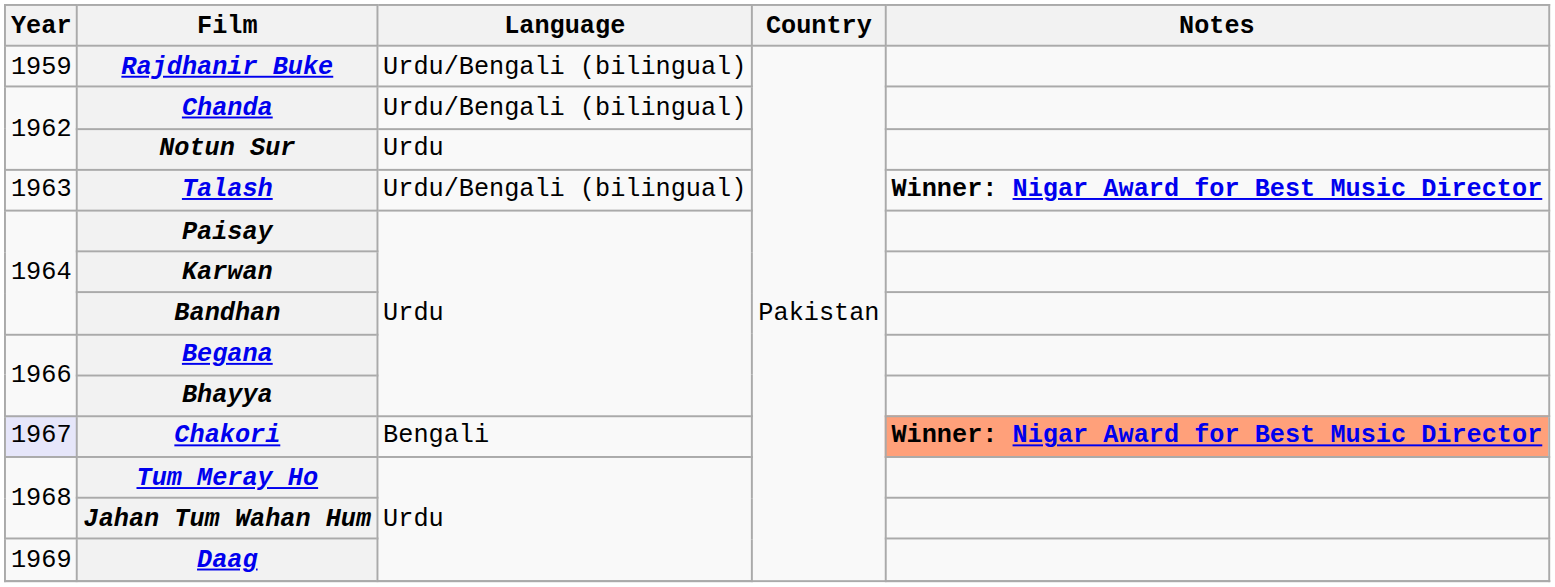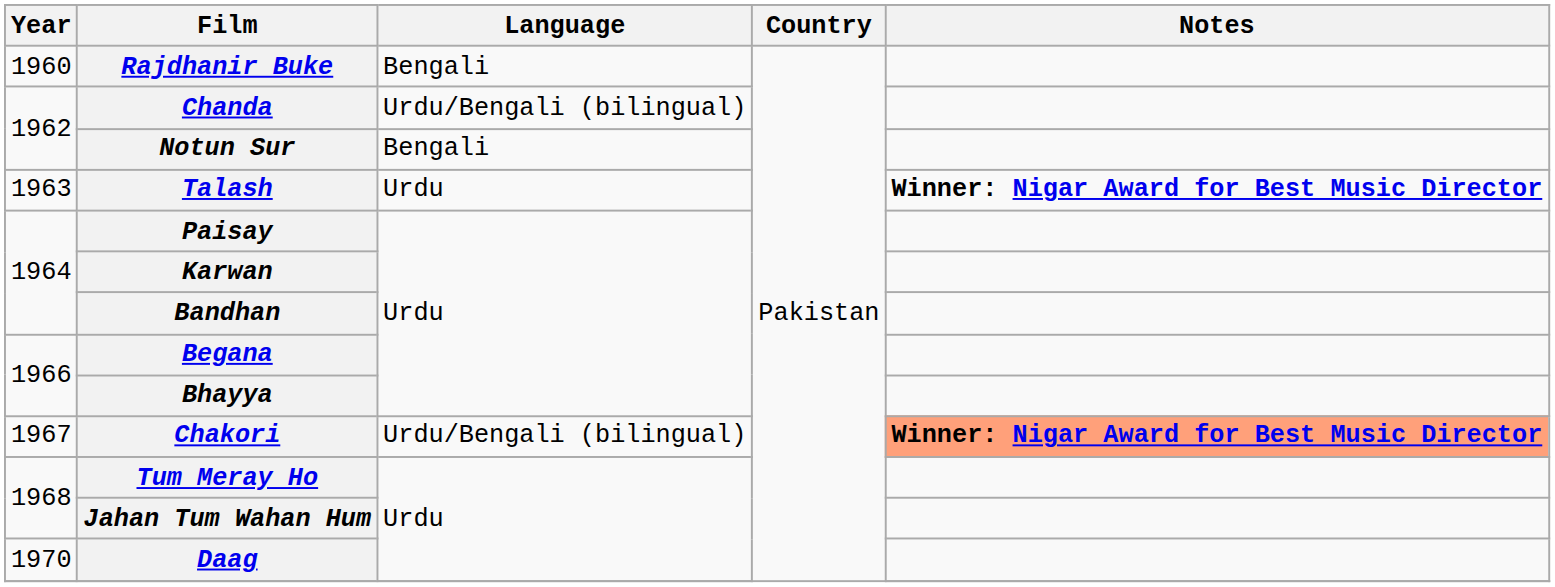(41, 67) 1959 -> (41, 67) 1960
(565, 67) Urdu/Bengali (bilingual) -> (436, 67) Bengali
(413, 149) Urdu -> (436, 149) Bengali
(565, 190) Urdu/Bengali (bilingual) -> (413, 190) Urdu
(41, 437) lavender background -> (41, 437) no background
(436, 437) Bengali -> (565, 437) Urdu/Bengali (bilingual)
(41, 560) 1969 -> (41, 560) 1970
